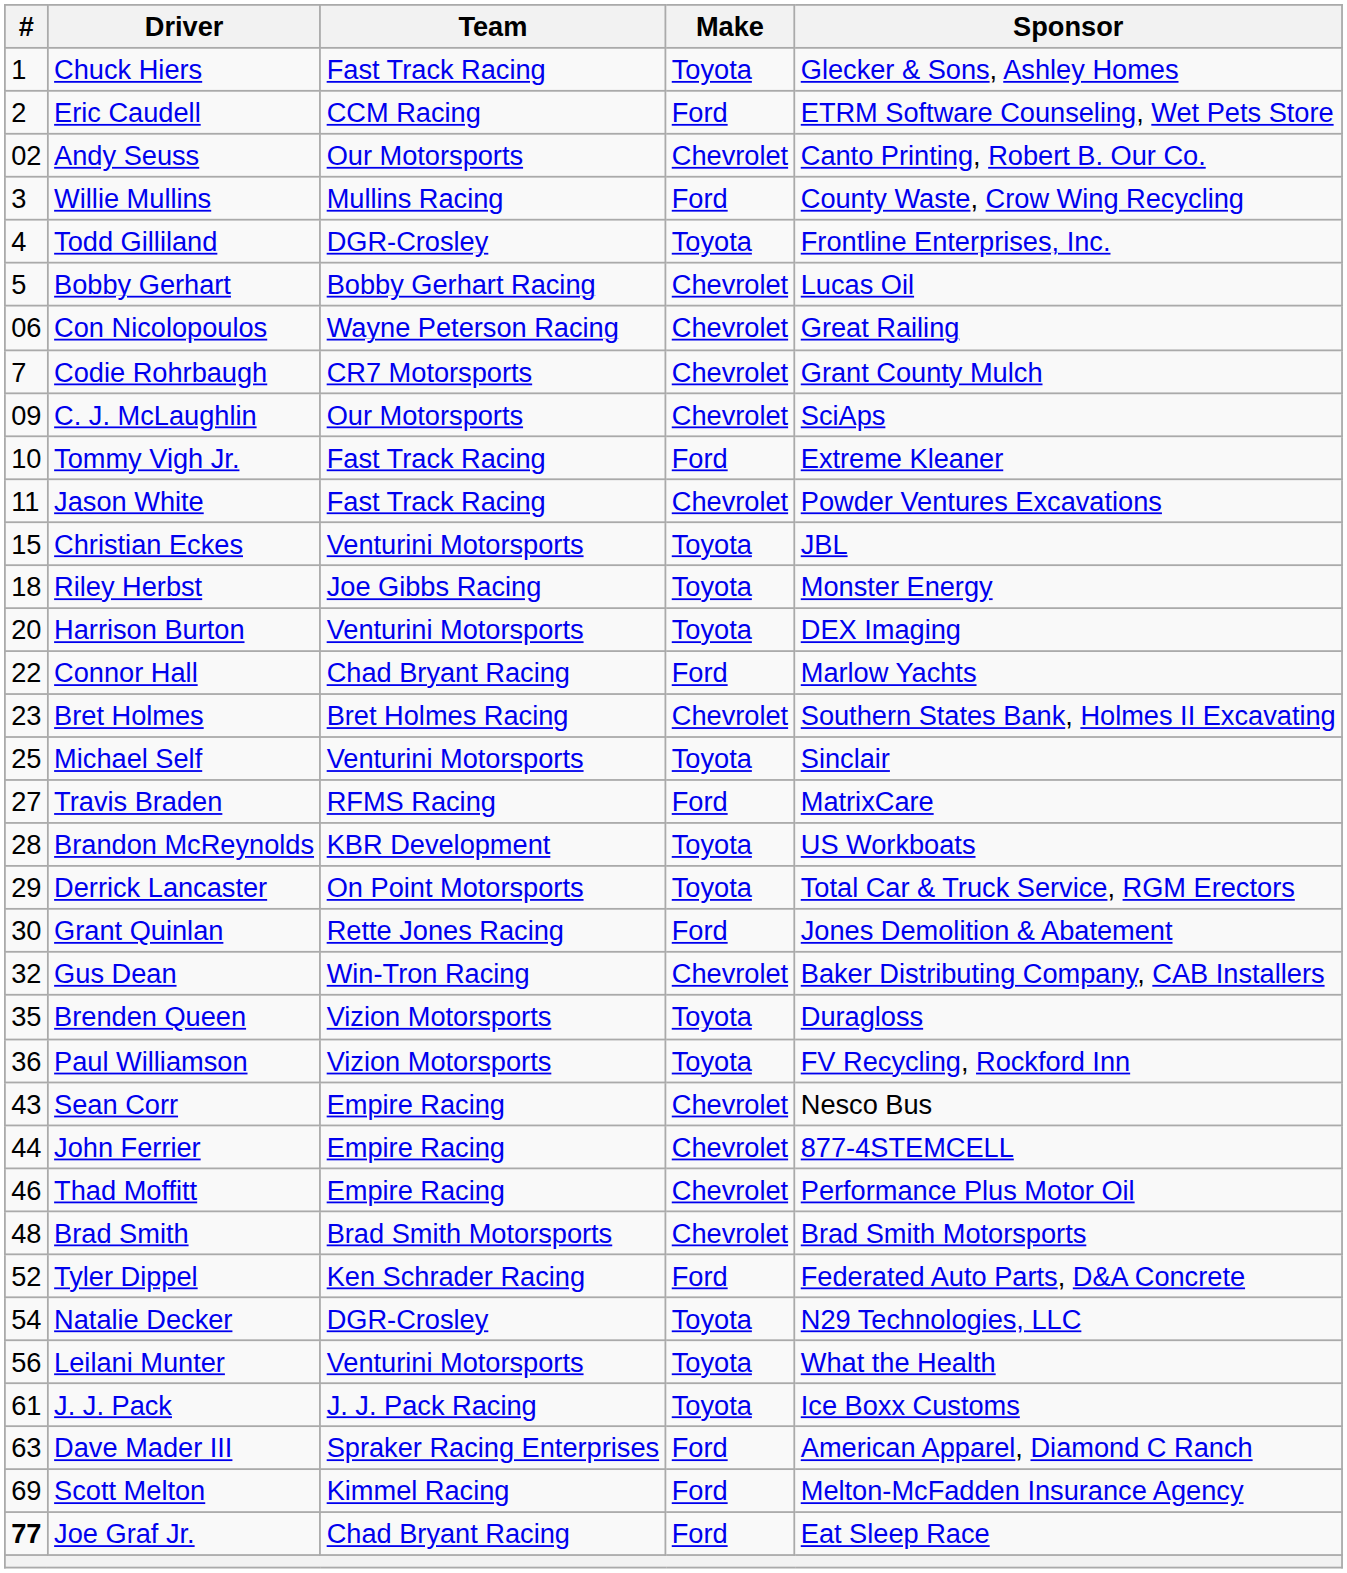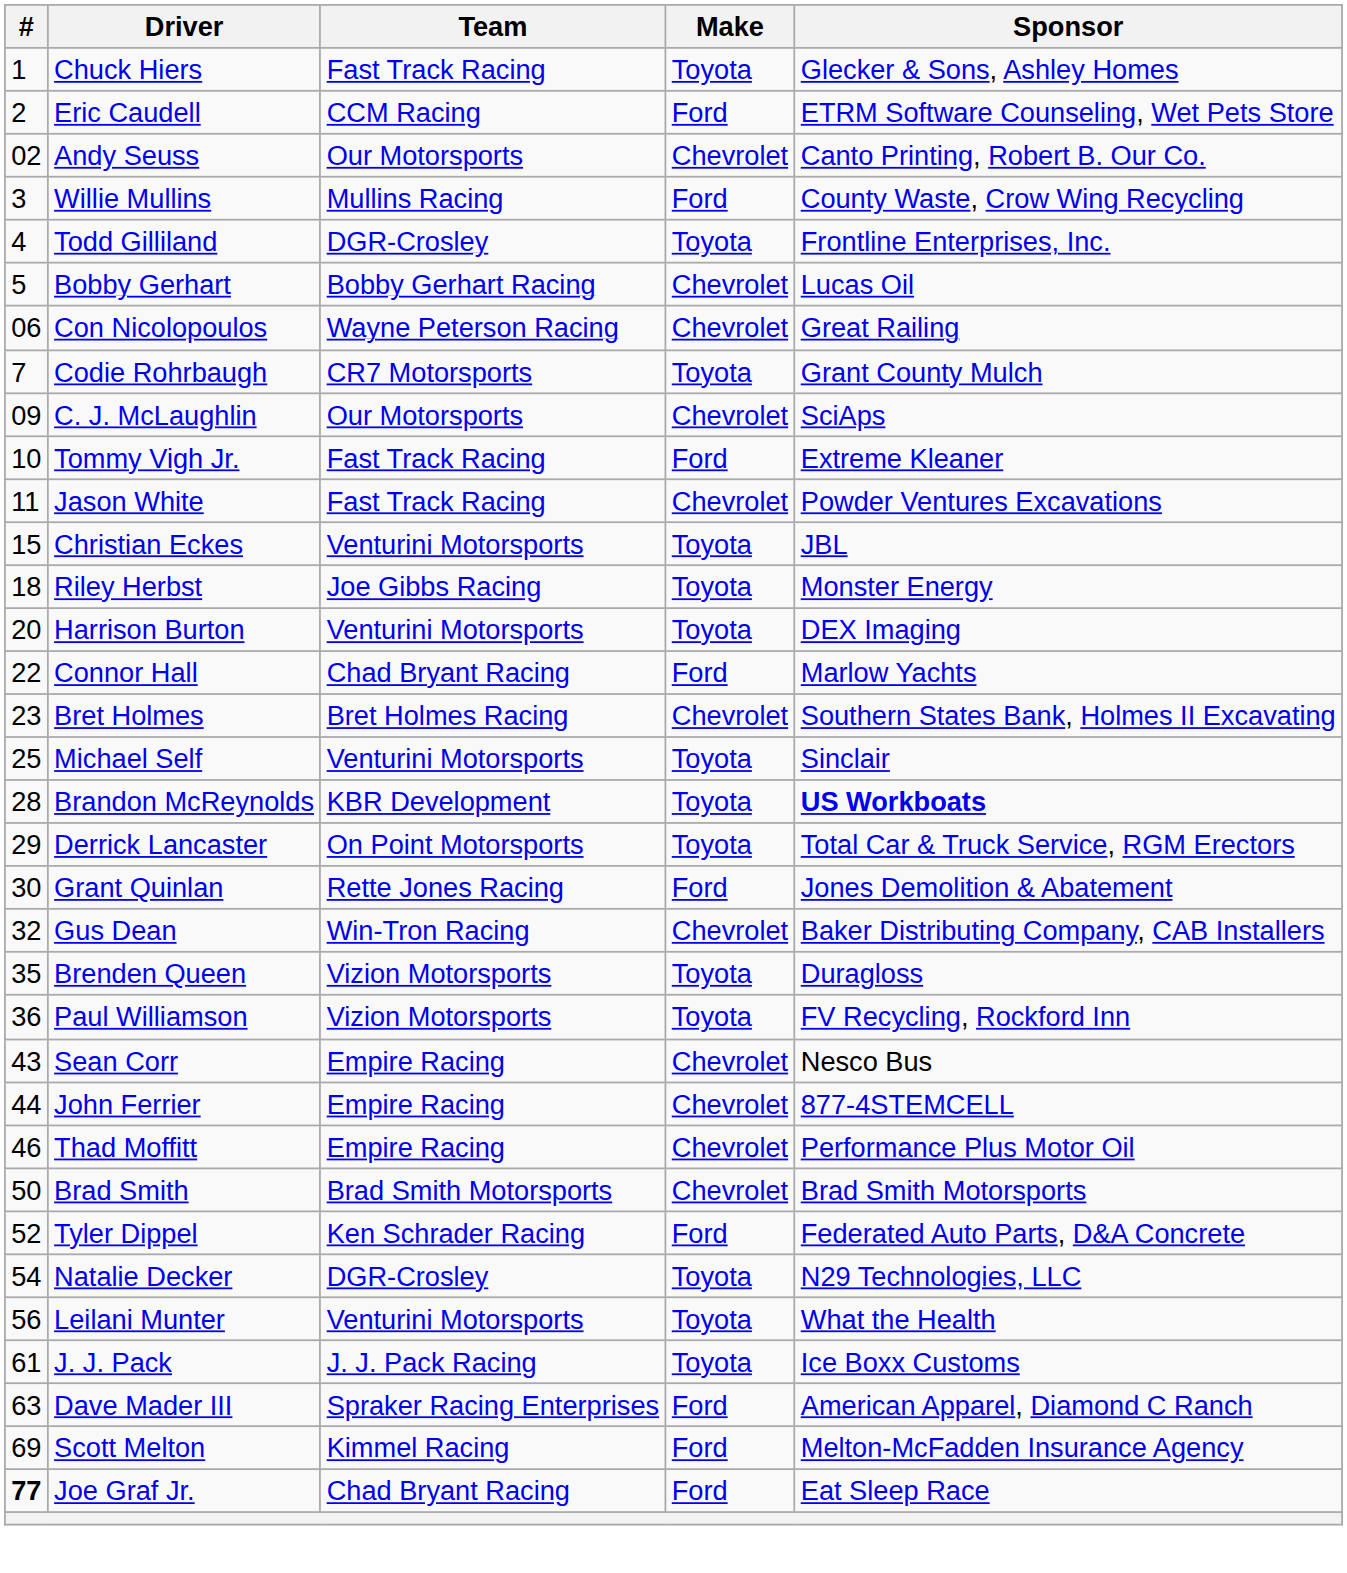(730, 371) Chevrolet -> (712, 371) Toyota
- row: (138, 802)
(888, 845) normal -> (893, 802) bold
(26, 1233) 48 -> (26, 1190) 50
